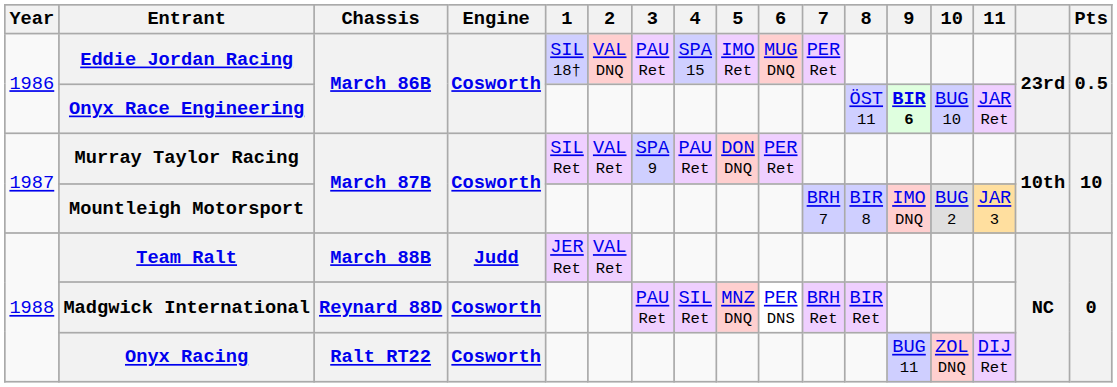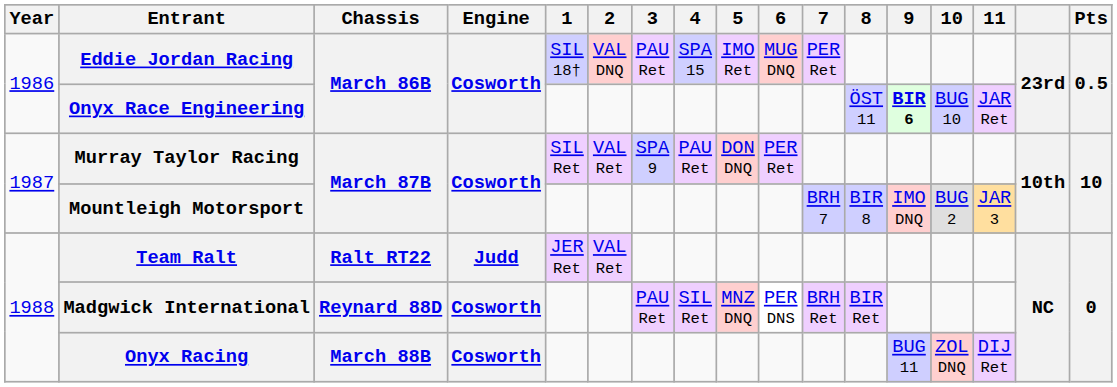(381, 258) March 88B -> (381, 258) Ralt RT22
(381, 357) Ralt RT22 -> (381, 357) March 88B
